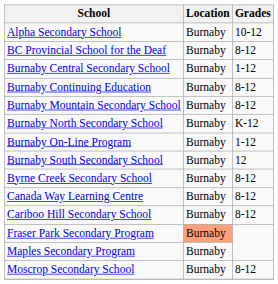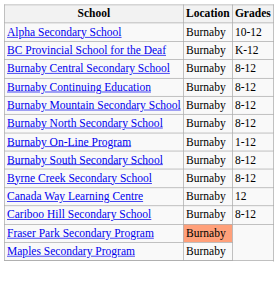(245, 50) 8-12 -> (247, 50) K-12
(245, 68) 1-12 -> (245, 68) 8-12
(247, 123) K-12 -> (245, 123) 8-12
(241, 160) 12 -> (245, 160) 8-12
(245, 196) 8-12 -> (241, 196) 12
- row: (71, 269)
